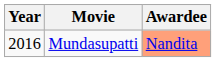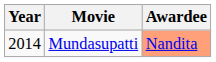(25, 43) 2016 -> (25, 43) 2014
